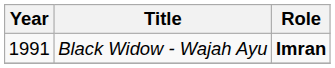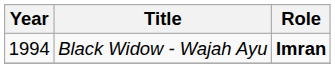(29, 48) 1991 -> (29, 48) 1994
